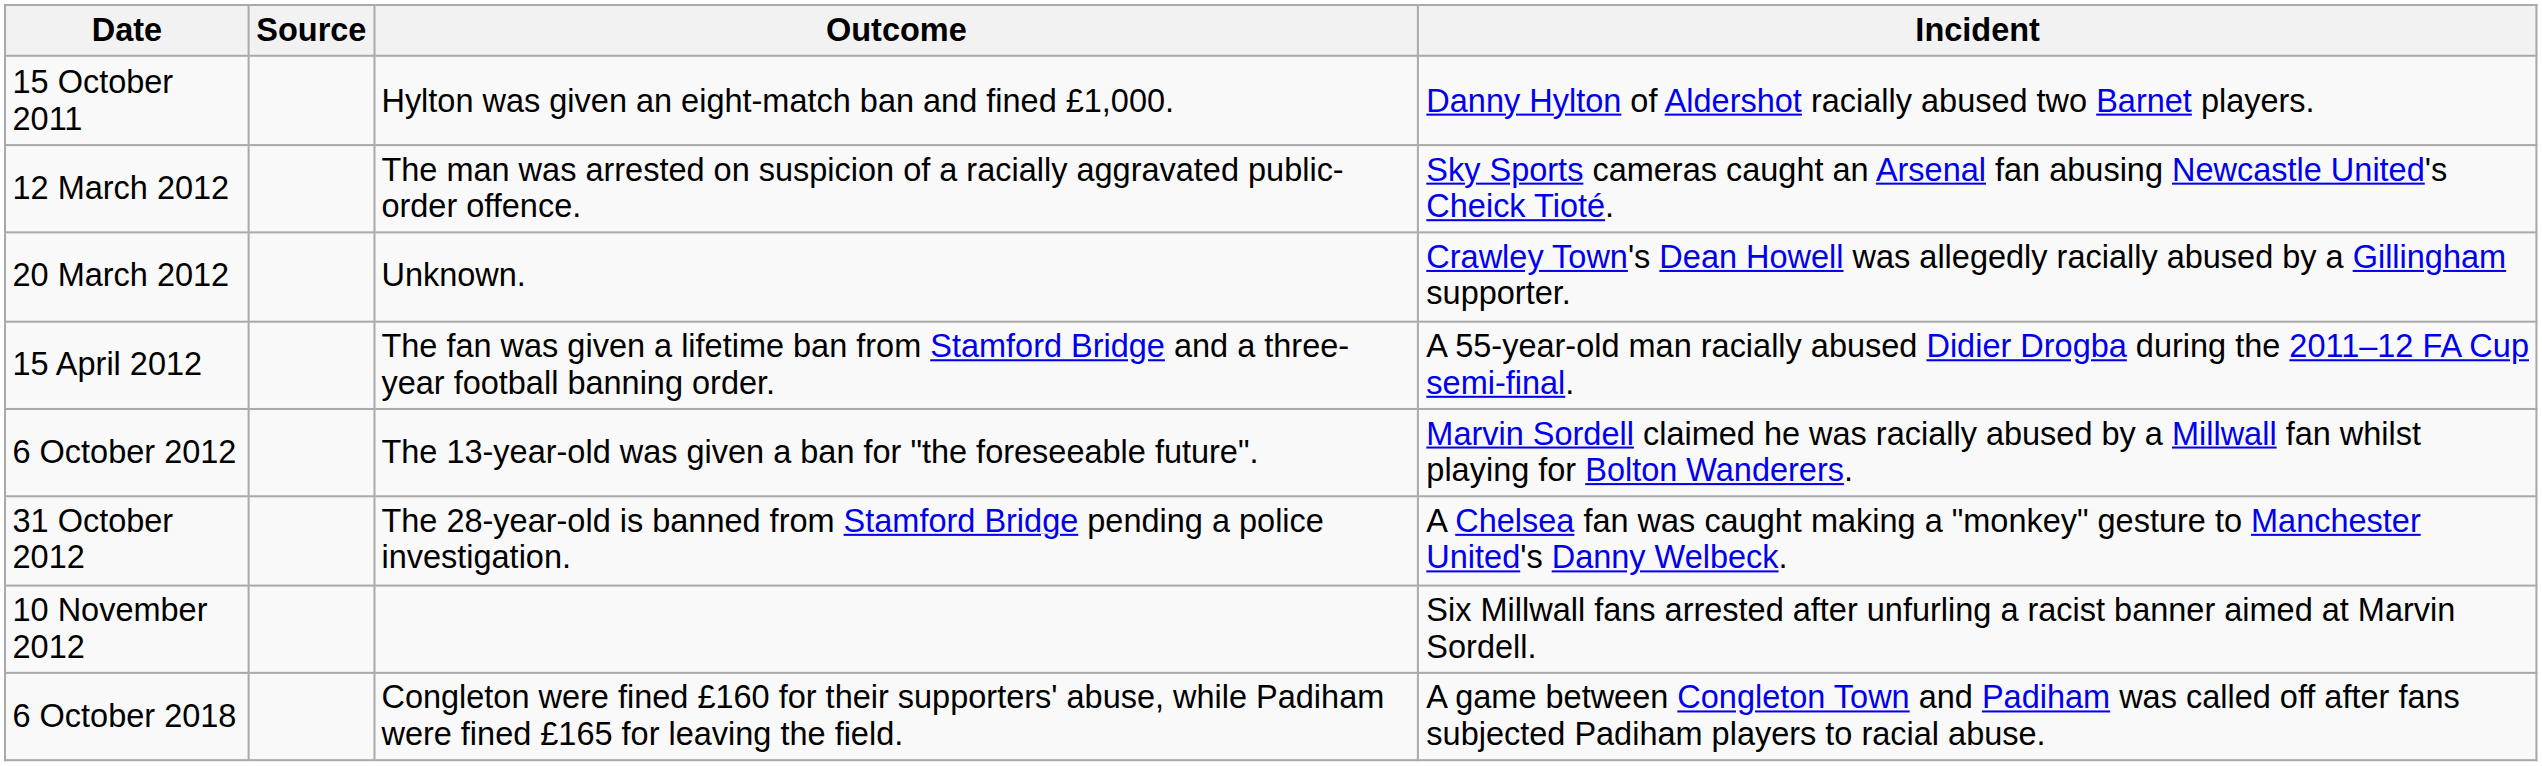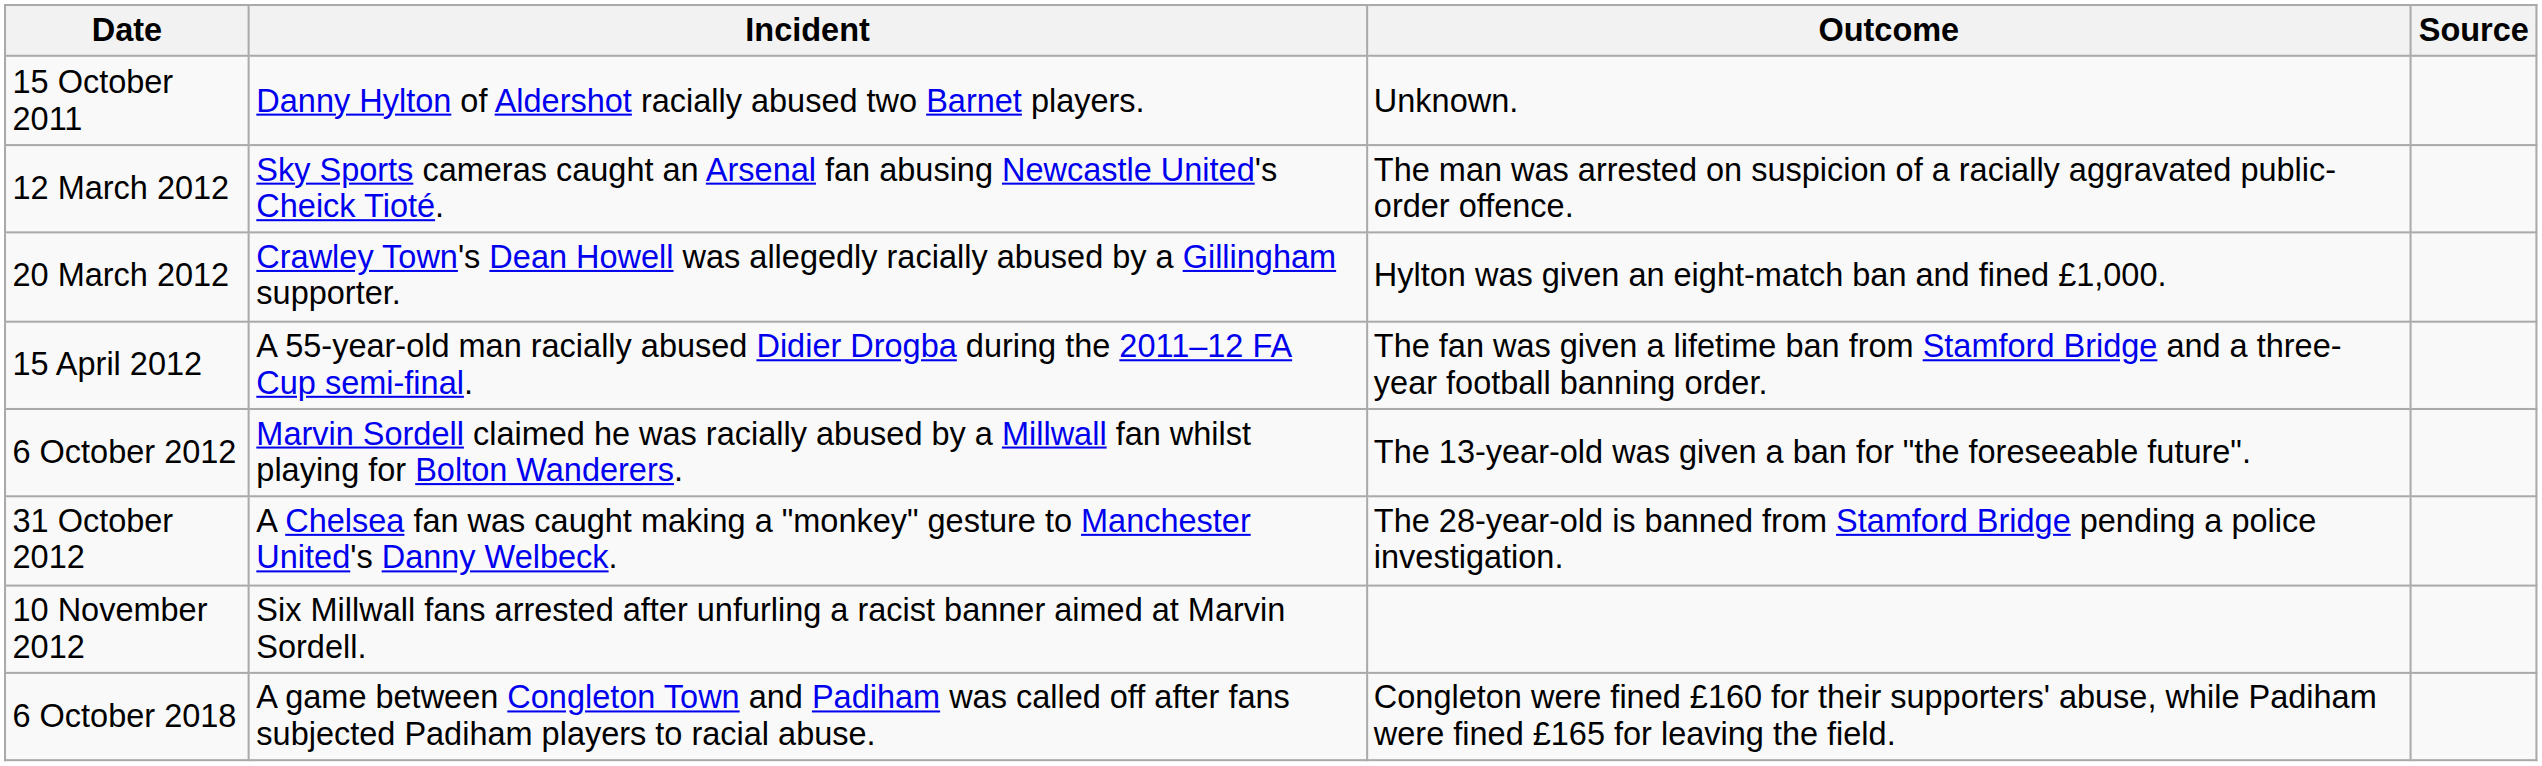columns swapped: (1978, 30) <-> (311, 30)
(778, 100) Hylton was given an eight-match ban and fined £1,000. -> (1446, 100) Unknown.
(454, 276) Unknown. -> (1770, 276) Hylton was given an eight-match ban and fined £1,000.
